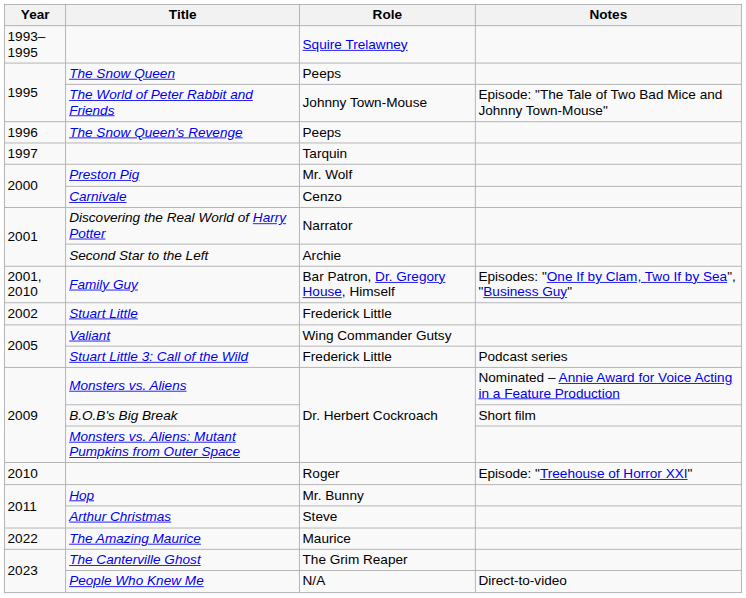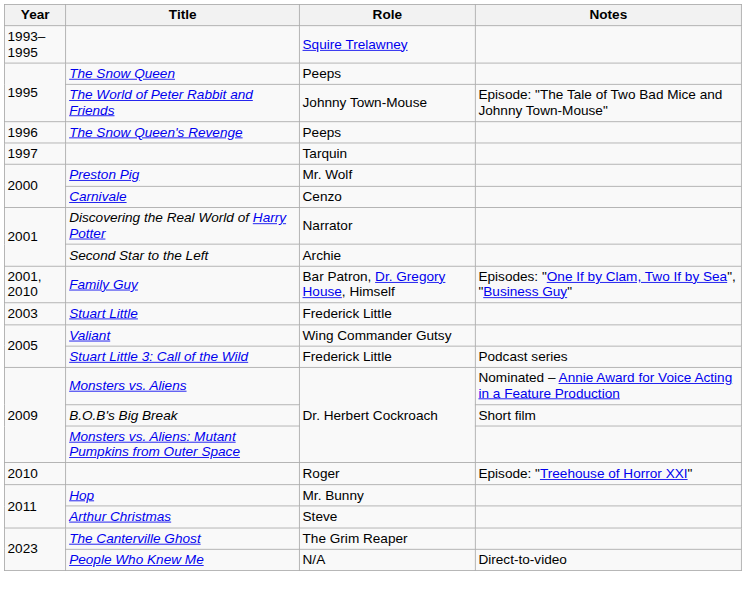(23, 313) 2002 -> (23, 313) 2003
- row: (135, 538)
